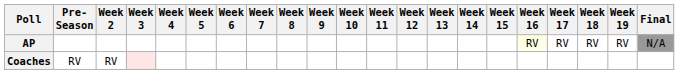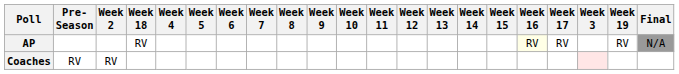columns swapped: (141, 19) <-> (592, 19)
